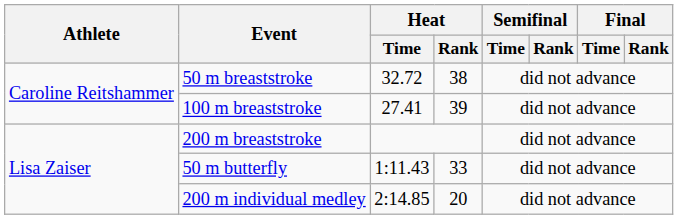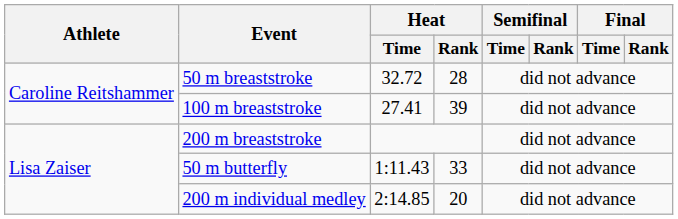(458, 78) 38 -> (458, 78) 28
